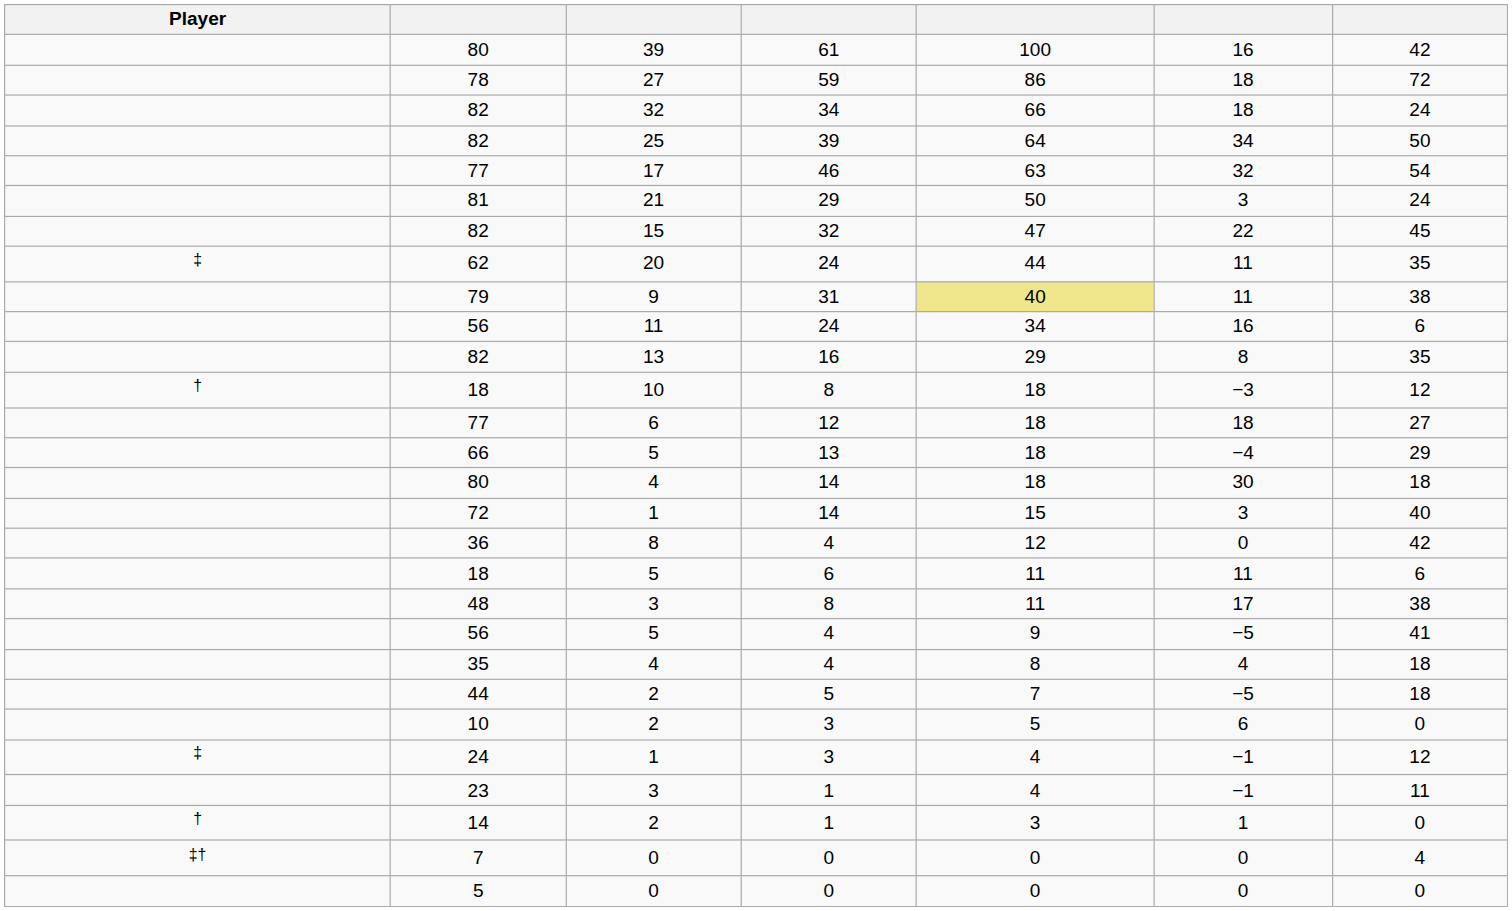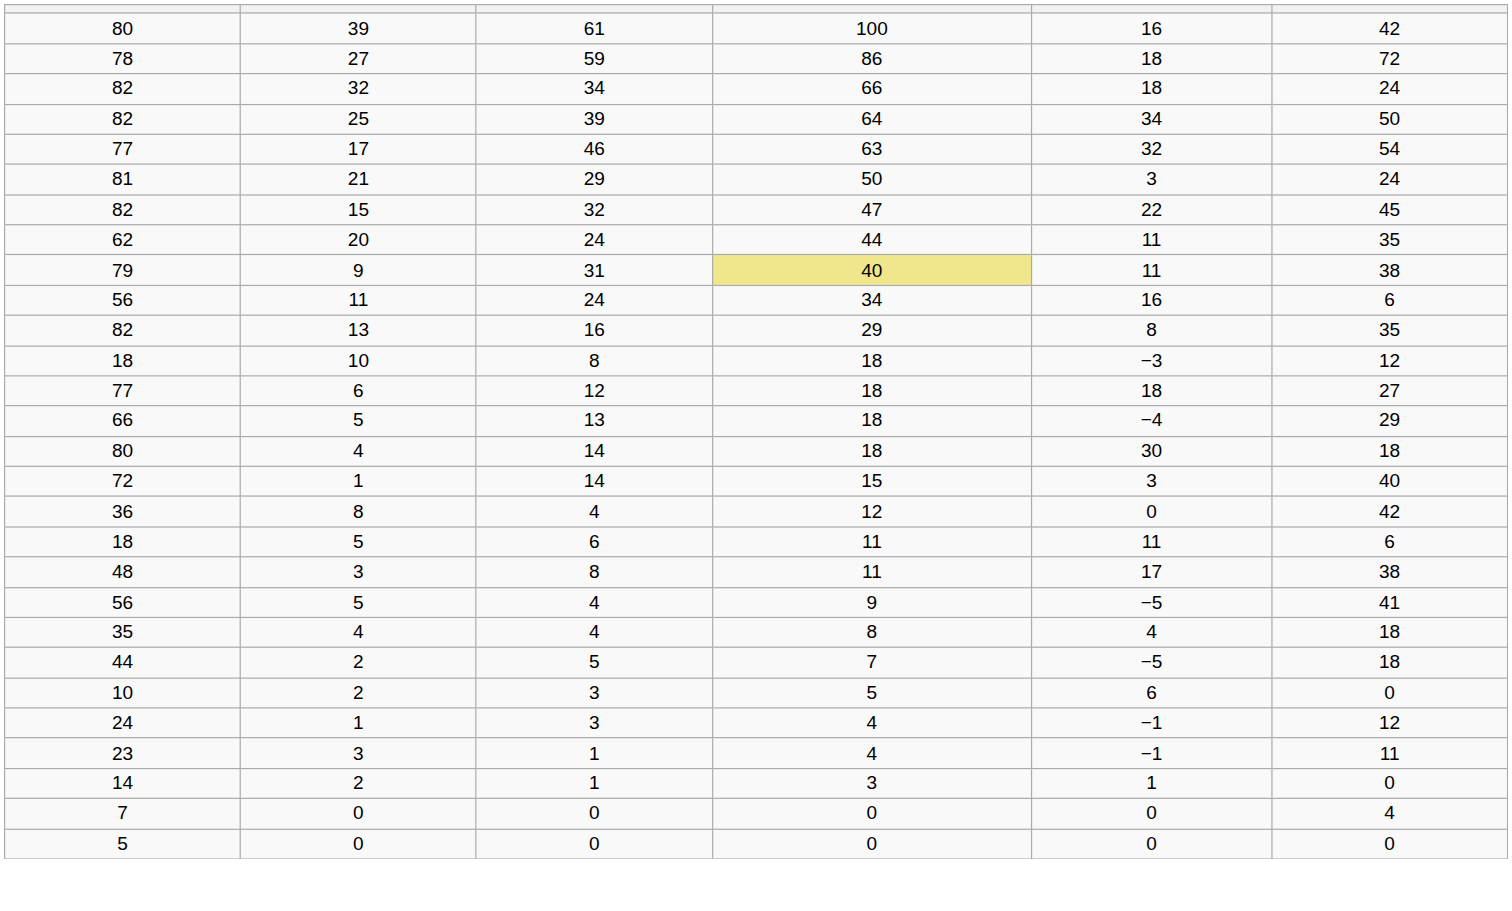- column: (198, 19)
